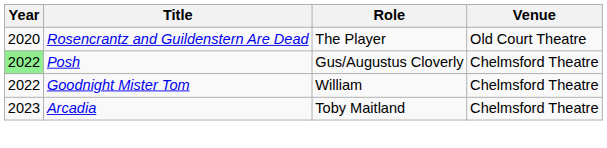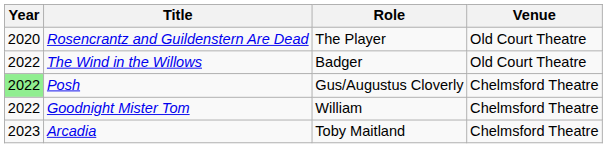+ row: (124, 62)
